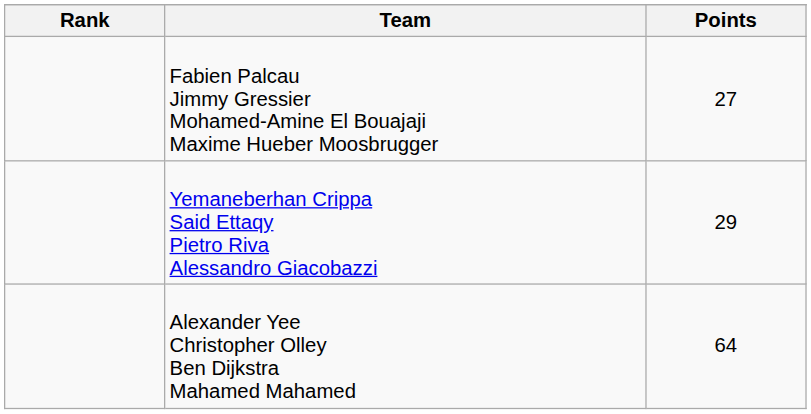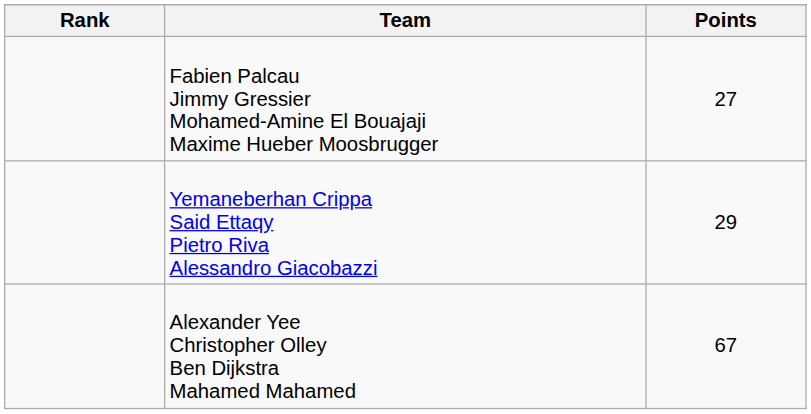(726, 345) 64 -> (726, 345) 67
